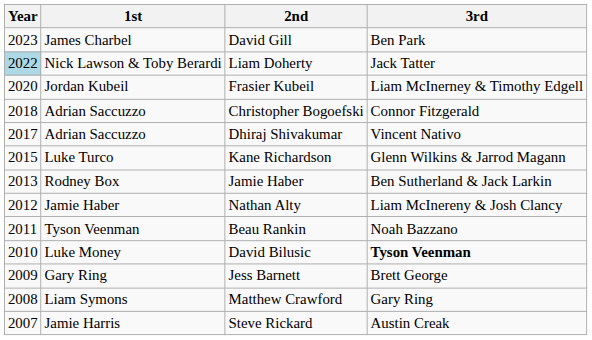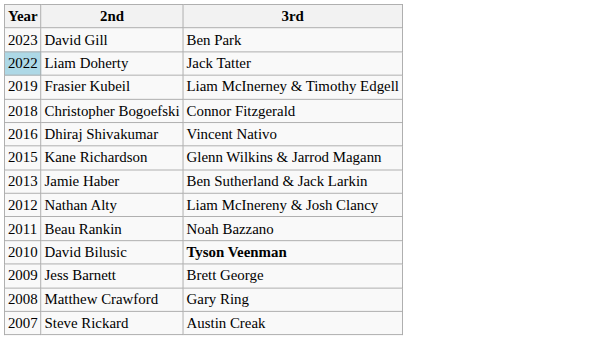- column: (133, 16)
(23, 87) 2020 -> (23, 87) 2019
(23, 134) 2017 -> (23, 134) 2016
